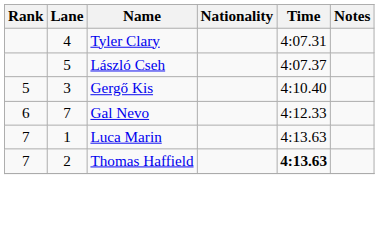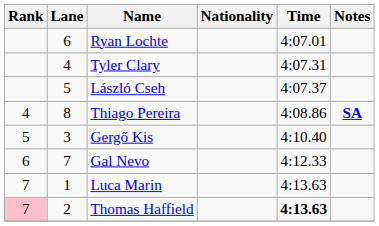+ row: (129, 40)
+ row: (135, 112)
(26, 161) no background -> (26, 209) pink background
